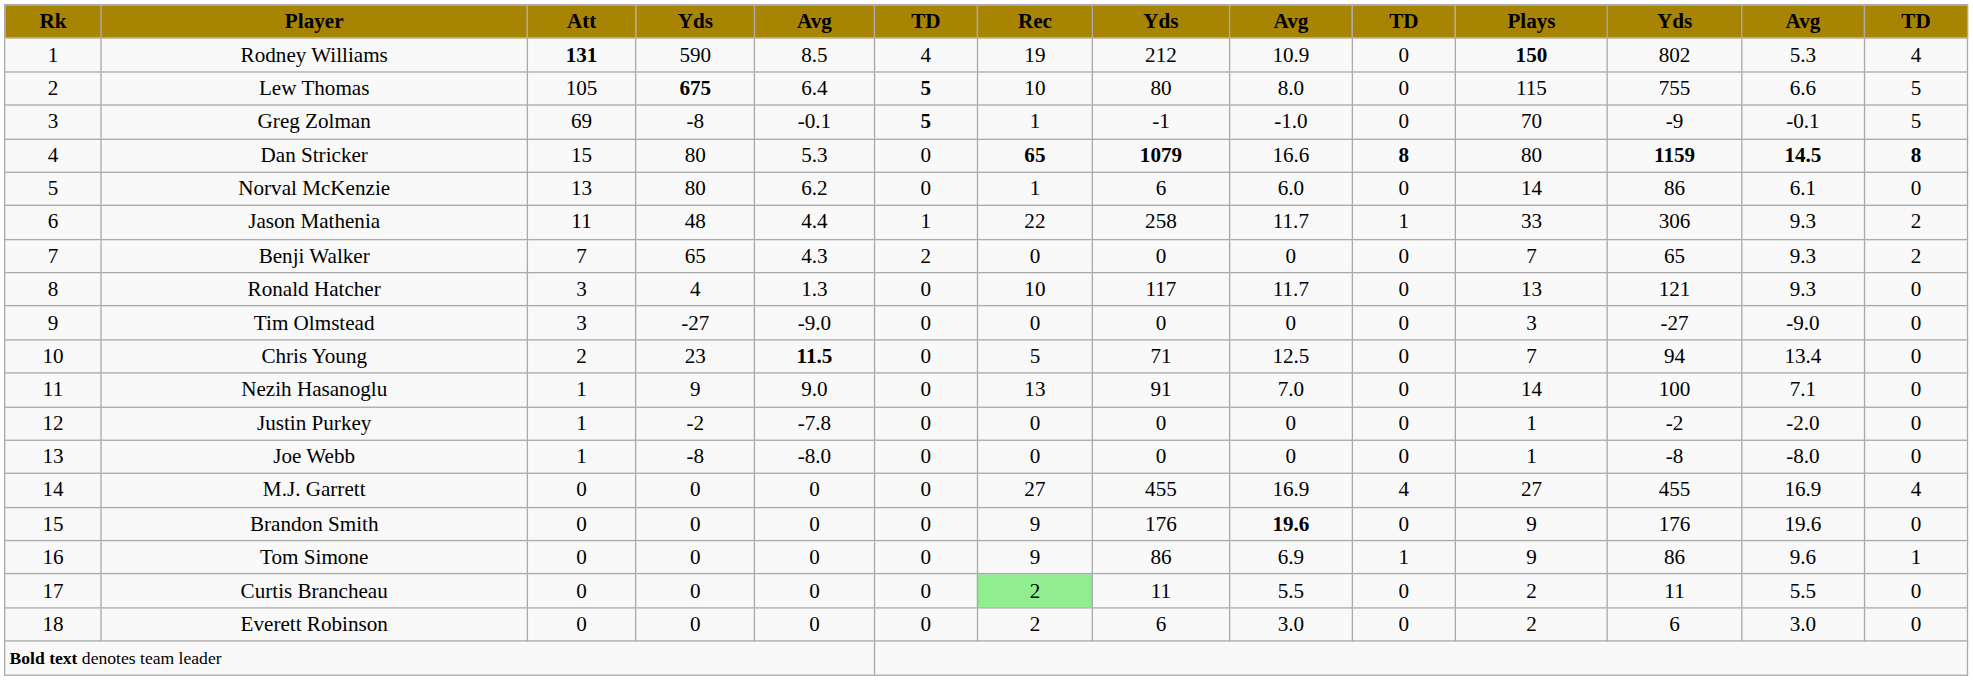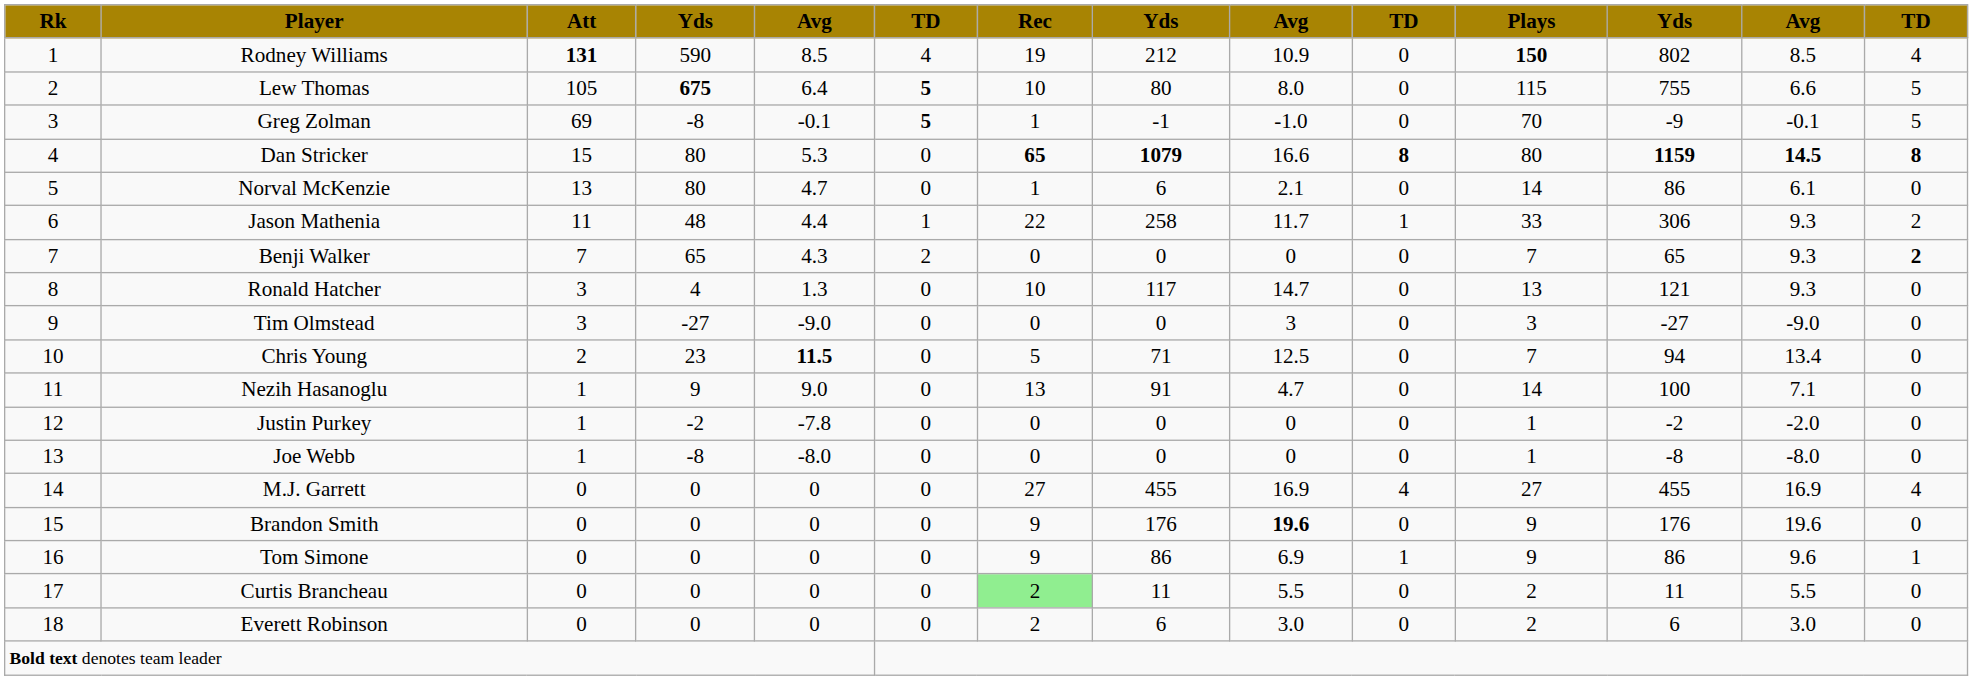(1803, 54) 5.3 -> (1803, 54) 8.5
(814, 188) 6.2 -> (814, 188) 4.7
(1291, 188) 6.0 -> (1291, 188) 2.1
(1916, 255) normal -> (1916, 255) bold
(1291, 289) 11.7 -> (1291, 289) 14.7
(1291, 322) 0 -> (1291, 322) 3
(1291, 389) 7.0 -> (1291, 389) 4.7
